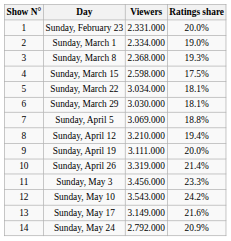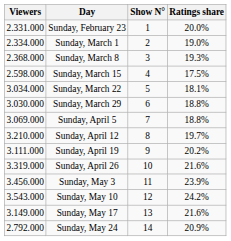columns swapped: (24, 12) <-> (146, 12)
(197, 105) 18.1% -> (197, 105) 18.8%
(197, 136) 19.4% -> (197, 136) 19.7%
(197, 151) 20.0% -> (197, 151) 20.2%
(197, 166) 21.4% -> (197, 166) 21.6%
(197, 182) 23.3% -> (197, 182) 23.9%
